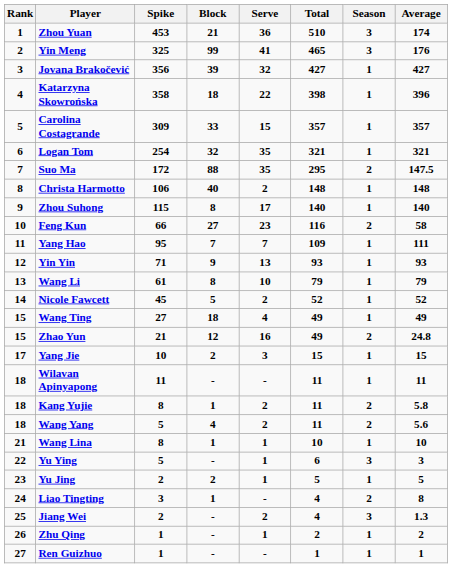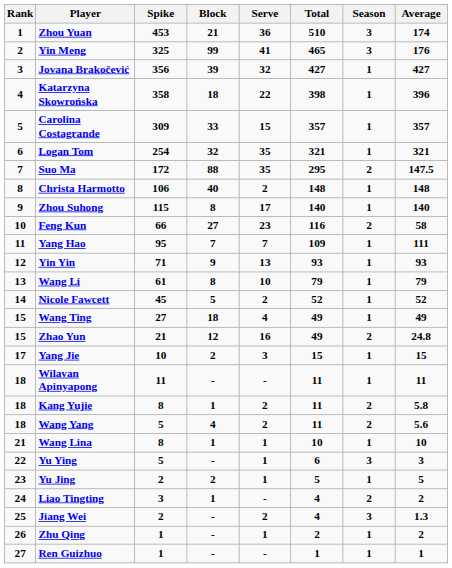(421, 498) 8 -> (421, 498) 2
